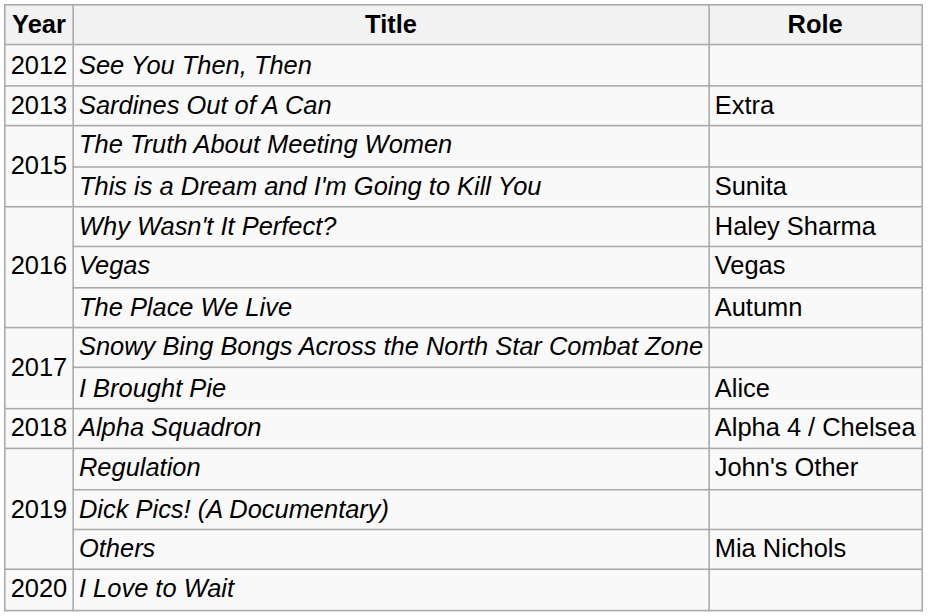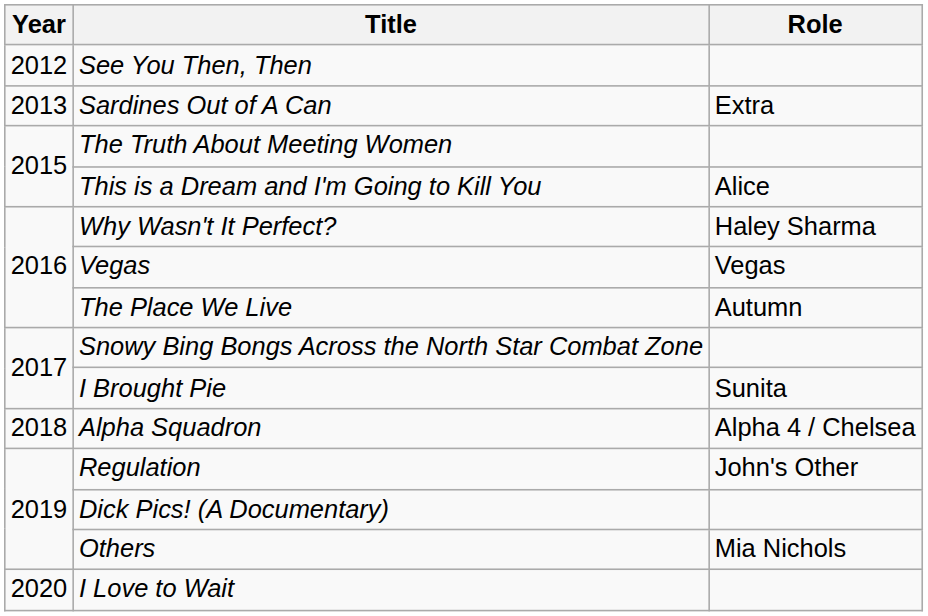(751, 186) Sunita -> (742, 186) Alice
(742, 387) Alice -> (751, 387) Sunita
